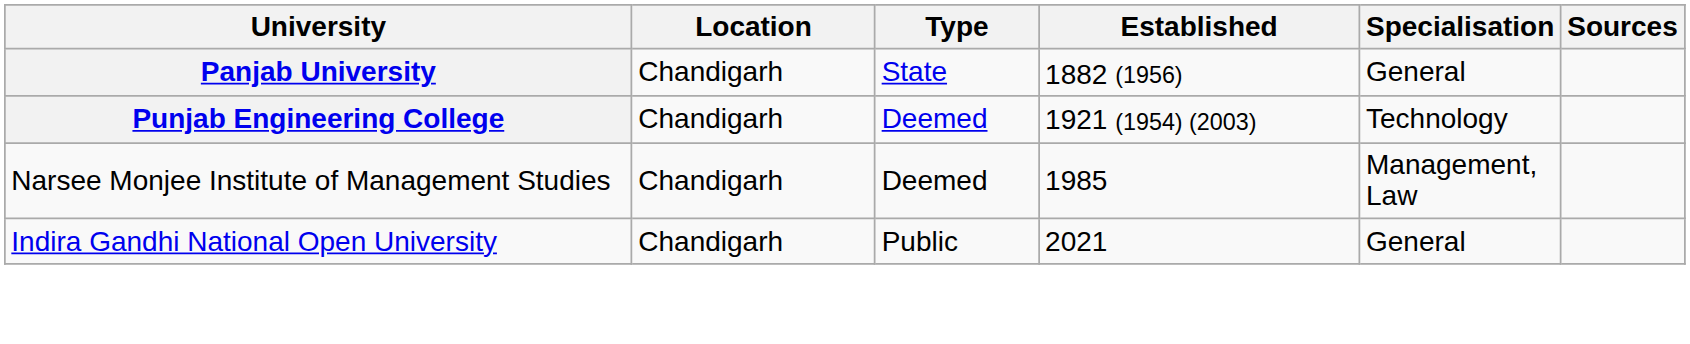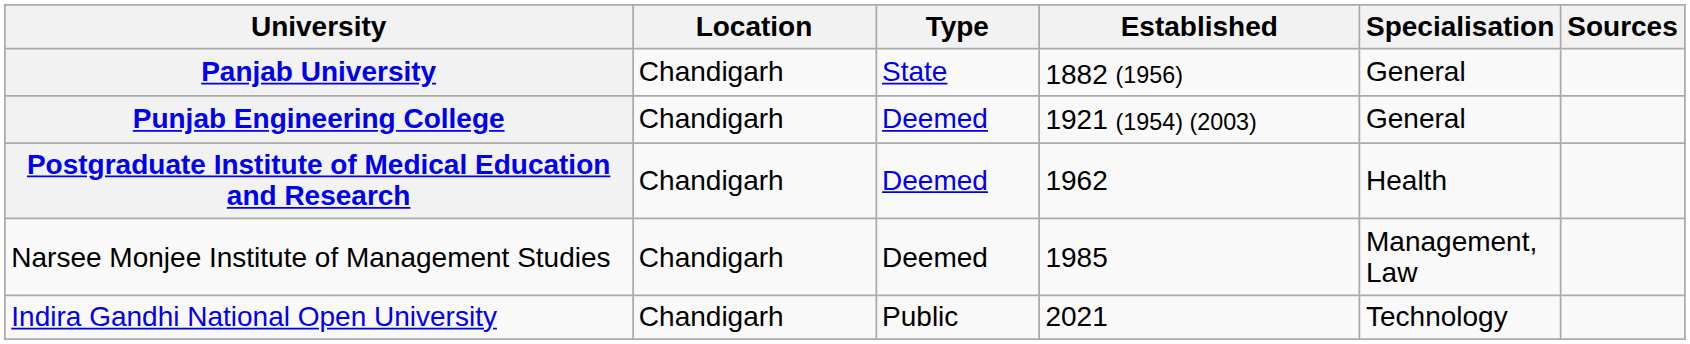(1437, 119) Technology -> (1416, 119) General
+ row: (319, 180)
(1416, 240) General -> (1437, 316) Technology
